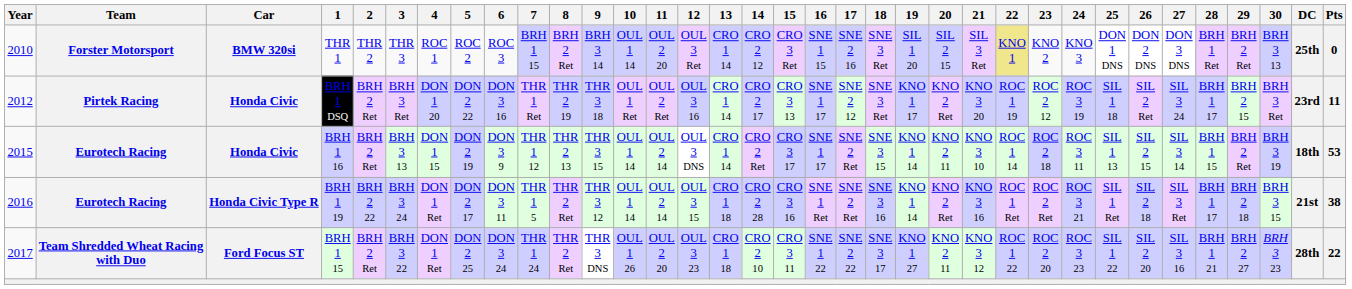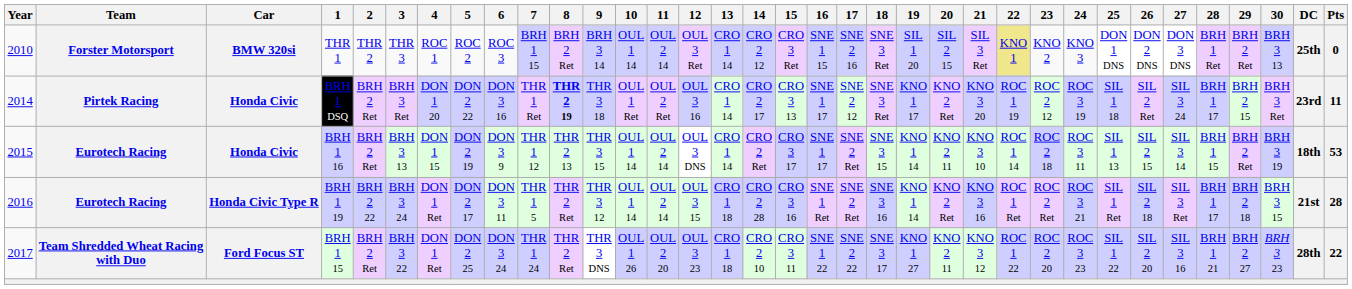(662, 49) OUL 2 20 -> (663, 49) OUL 2 14
(20, 100) 2012 -> (20, 100) 2014
(566, 100) normal -> (566, 100) bold
(1334, 202) 38 -> (1336, 202) 28
